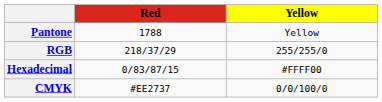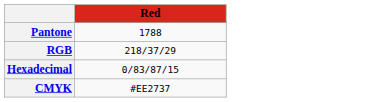- column: (302, 13)
